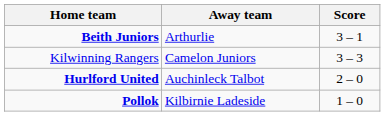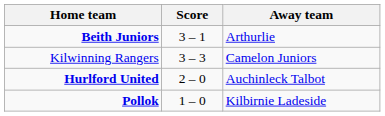columns swapped: (350, 15) <-> (241, 15)
